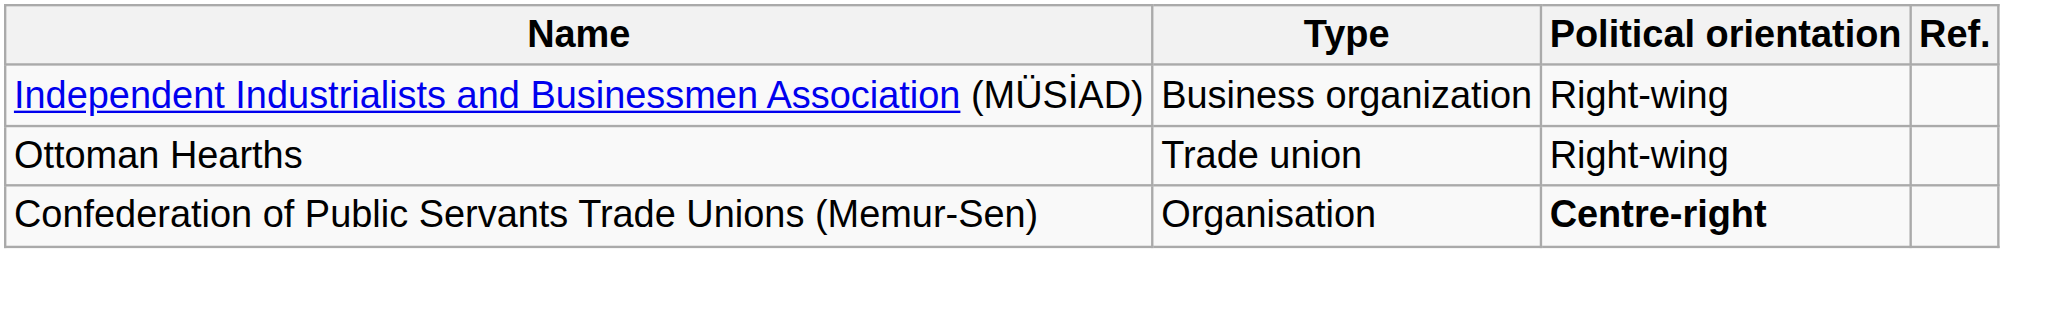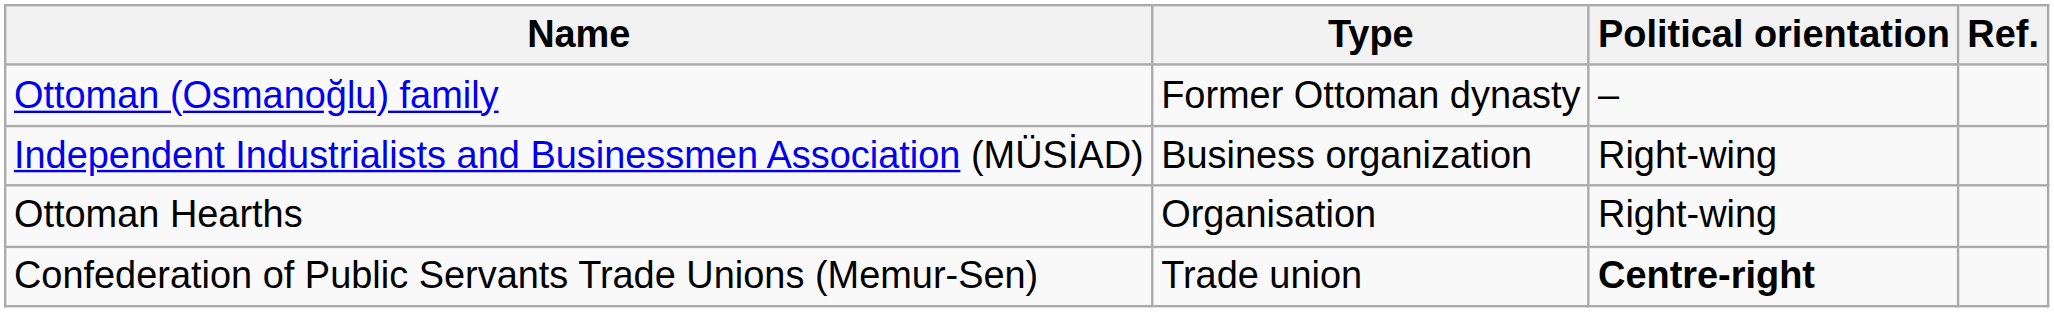+ row: (256, 94)
(1262, 154) Trade union -> (1269, 214) Organisation
(1269, 214) Organisation -> (1262, 275) Trade union
